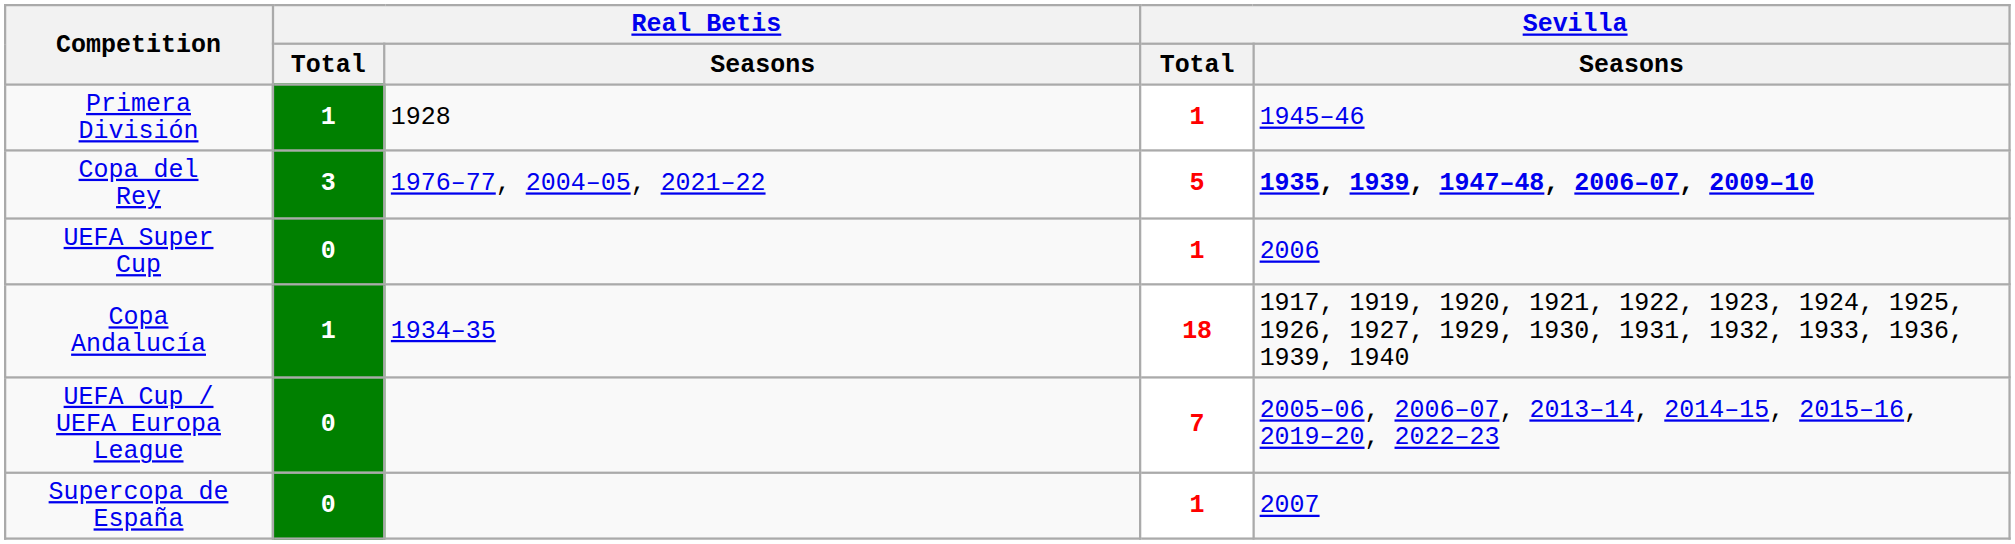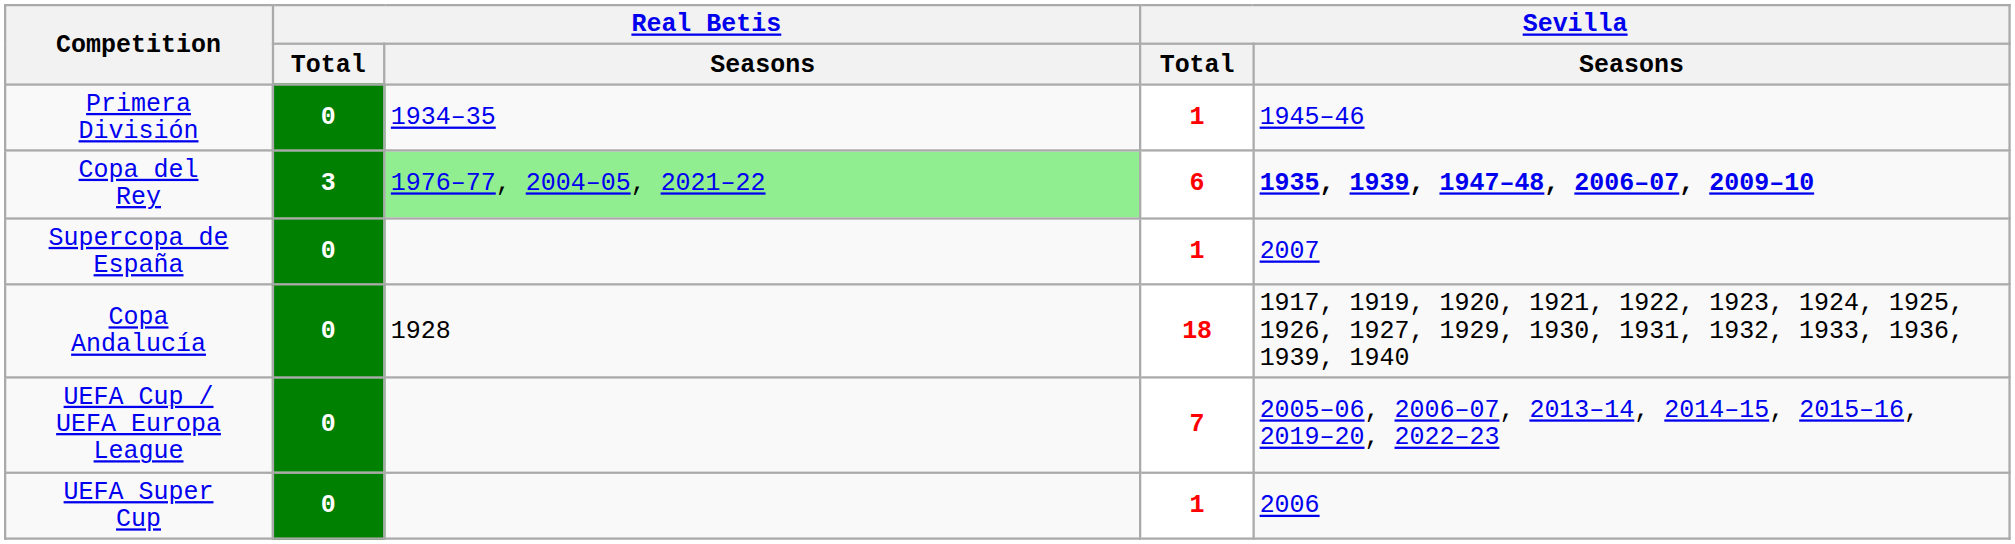(328, 117) 1 -> (328, 117) 0
(421, 117) 1928 -> (443, 117) 1934–35
(578, 184) no background -> (578, 184) lightgreen background
(1197, 184) 5 -> (1197, 184) 6
rows swapped: (139, 505) <-> (139, 251)
(328, 331) 1 -> (328, 331) 0
(443, 331) 1934–35 -> (421, 331) 1928
